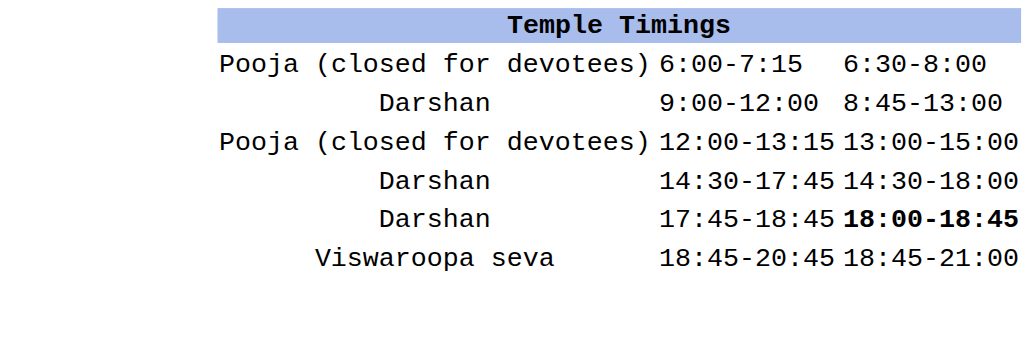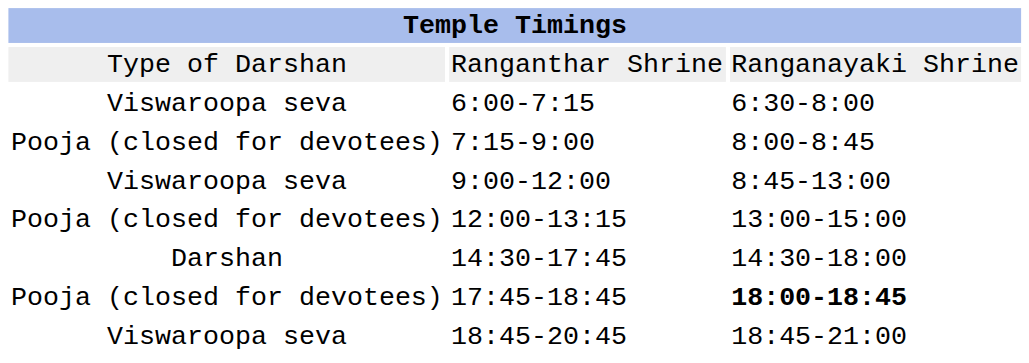+ row: (587, 64)
(435, 64) Pooja (closed for devotees) -> (227, 103) Viswaroopa seva
+ row: (523, 142)
(435, 103) Darshan -> (227, 181) Viswaroopa seva
(435, 220) Darshan -> (227, 298) Pooja (closed for devotees)
